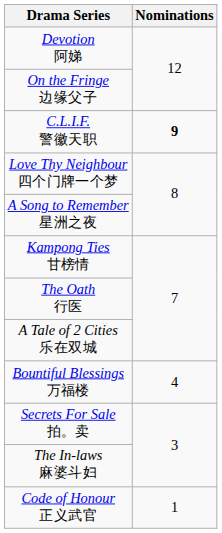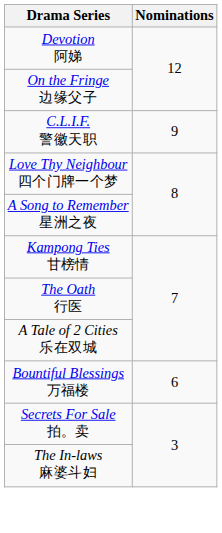(175, 131) bold -> (175, 131) normal
(175, 382) 4 -> (175, 382) 6
- row: (68, 506)
